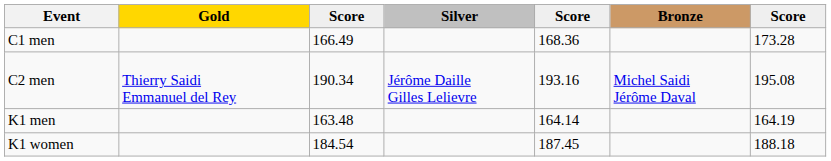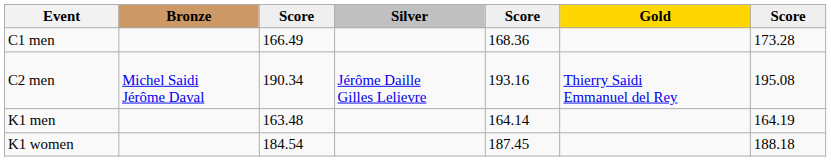columns swapped: (214, 16) <-> (680, 16)
